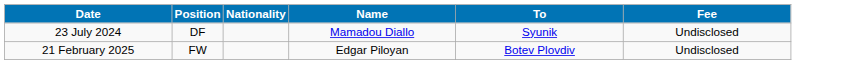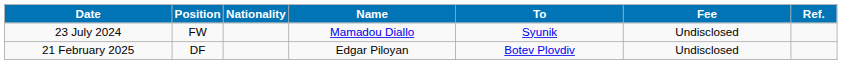+ column: (814, 14)
(198, 32) DF -> (198, 32) FW
(198, 51) FW -> (198, 51) DF
